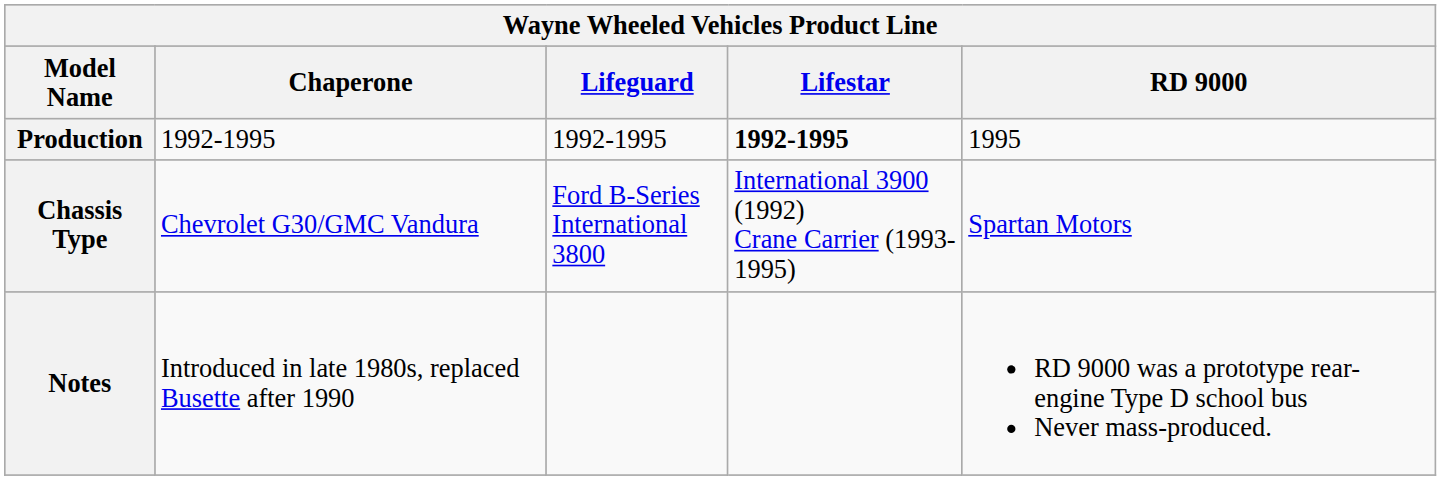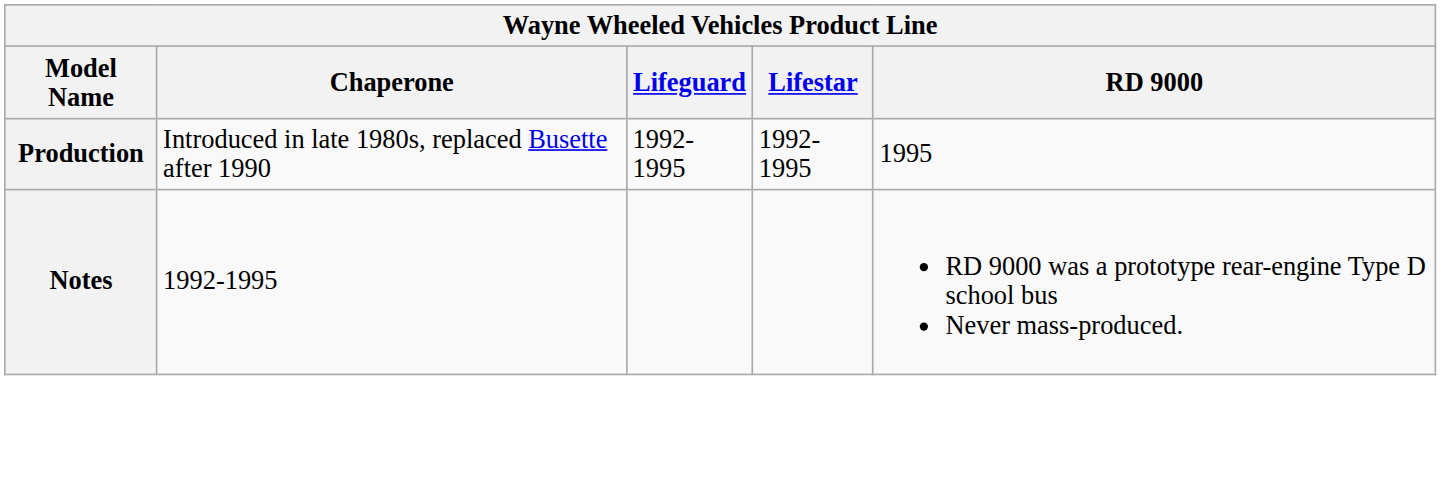(218, 138) 1992-1995 -> (385, 153) Introduced in late 1980s, replaced Busette after 1990
(791, 138) bold -> (790, 153) normal
- row: (80, 225)
(340, 382) Introduced in late 1980s, replaced Busette after 1990 -> (220, 281) 1992-1995
